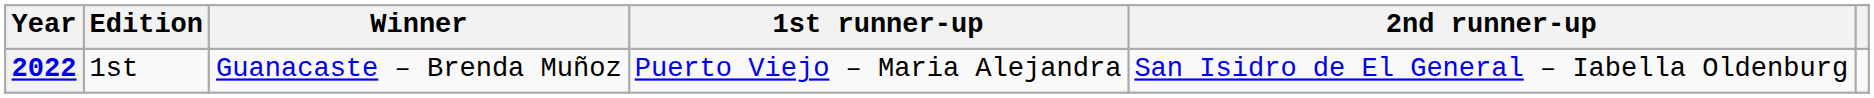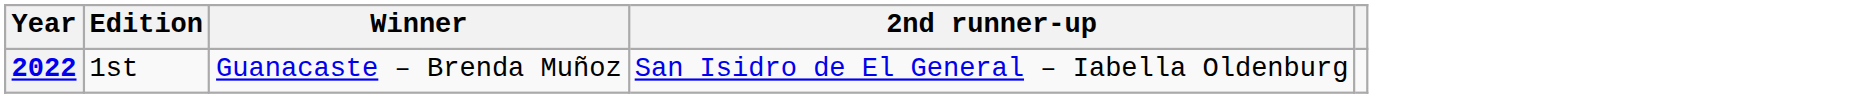- column: (878, 27)
